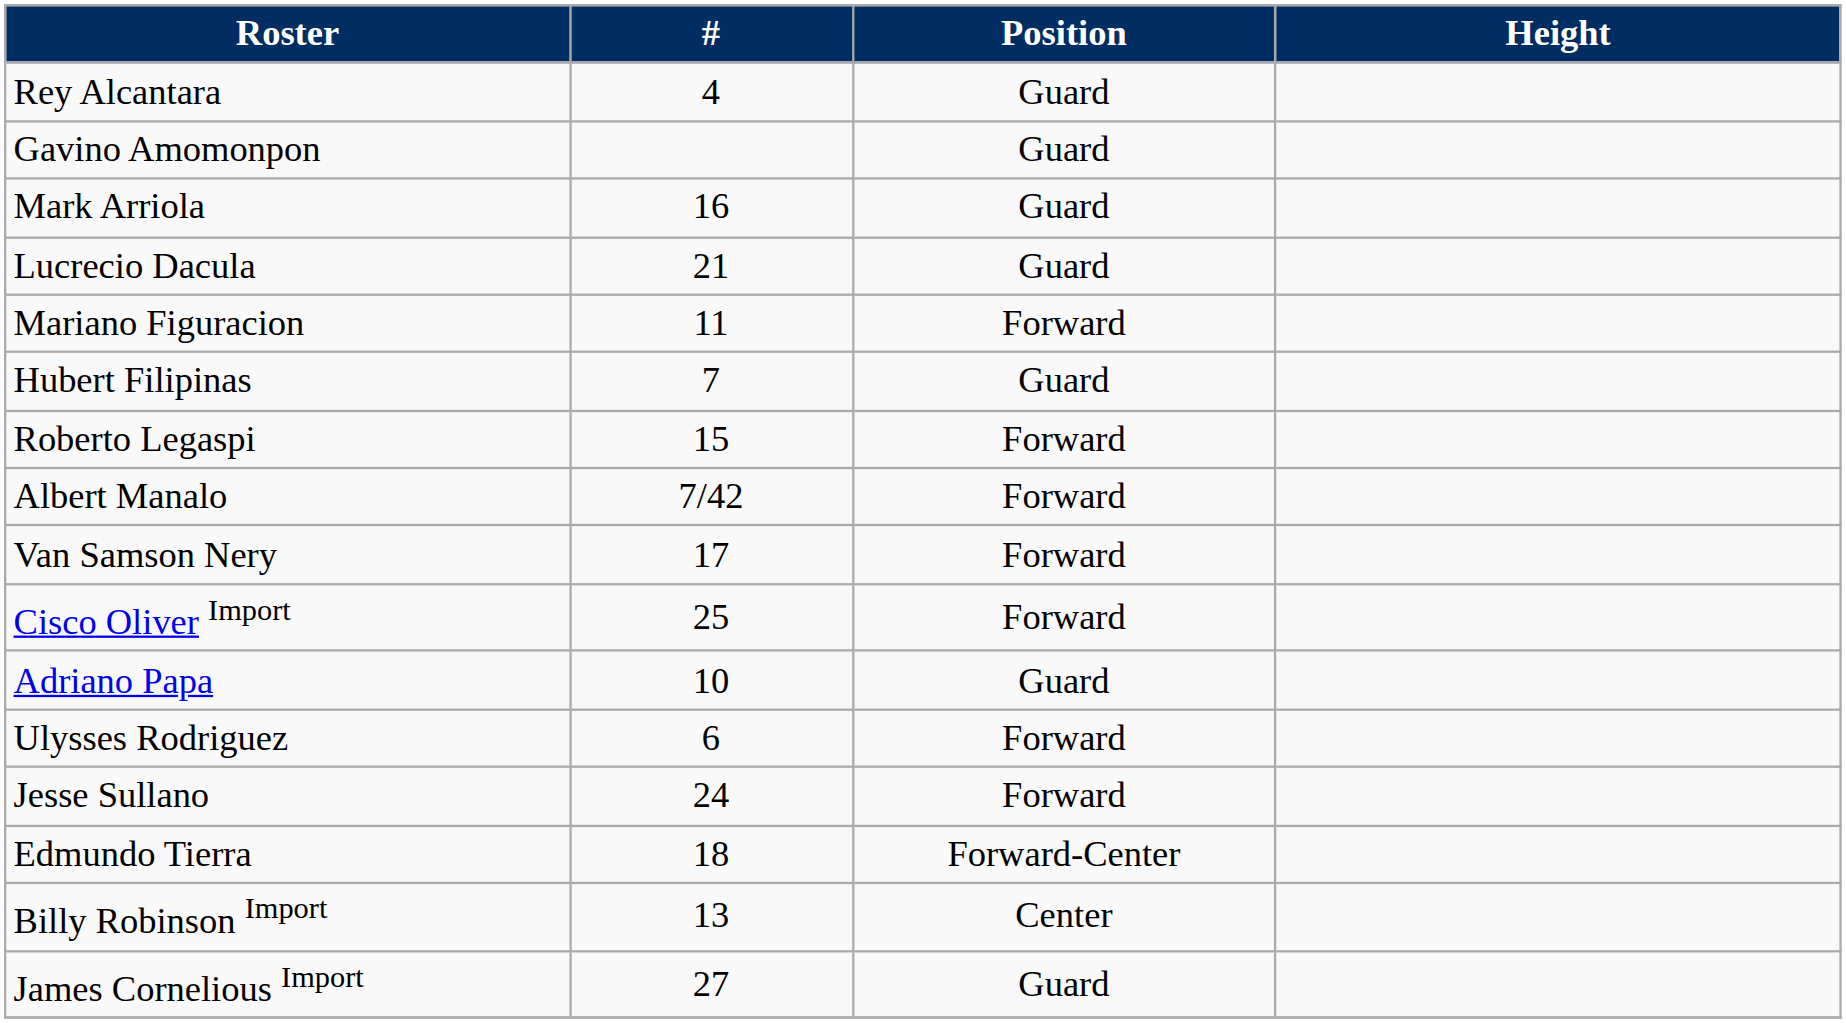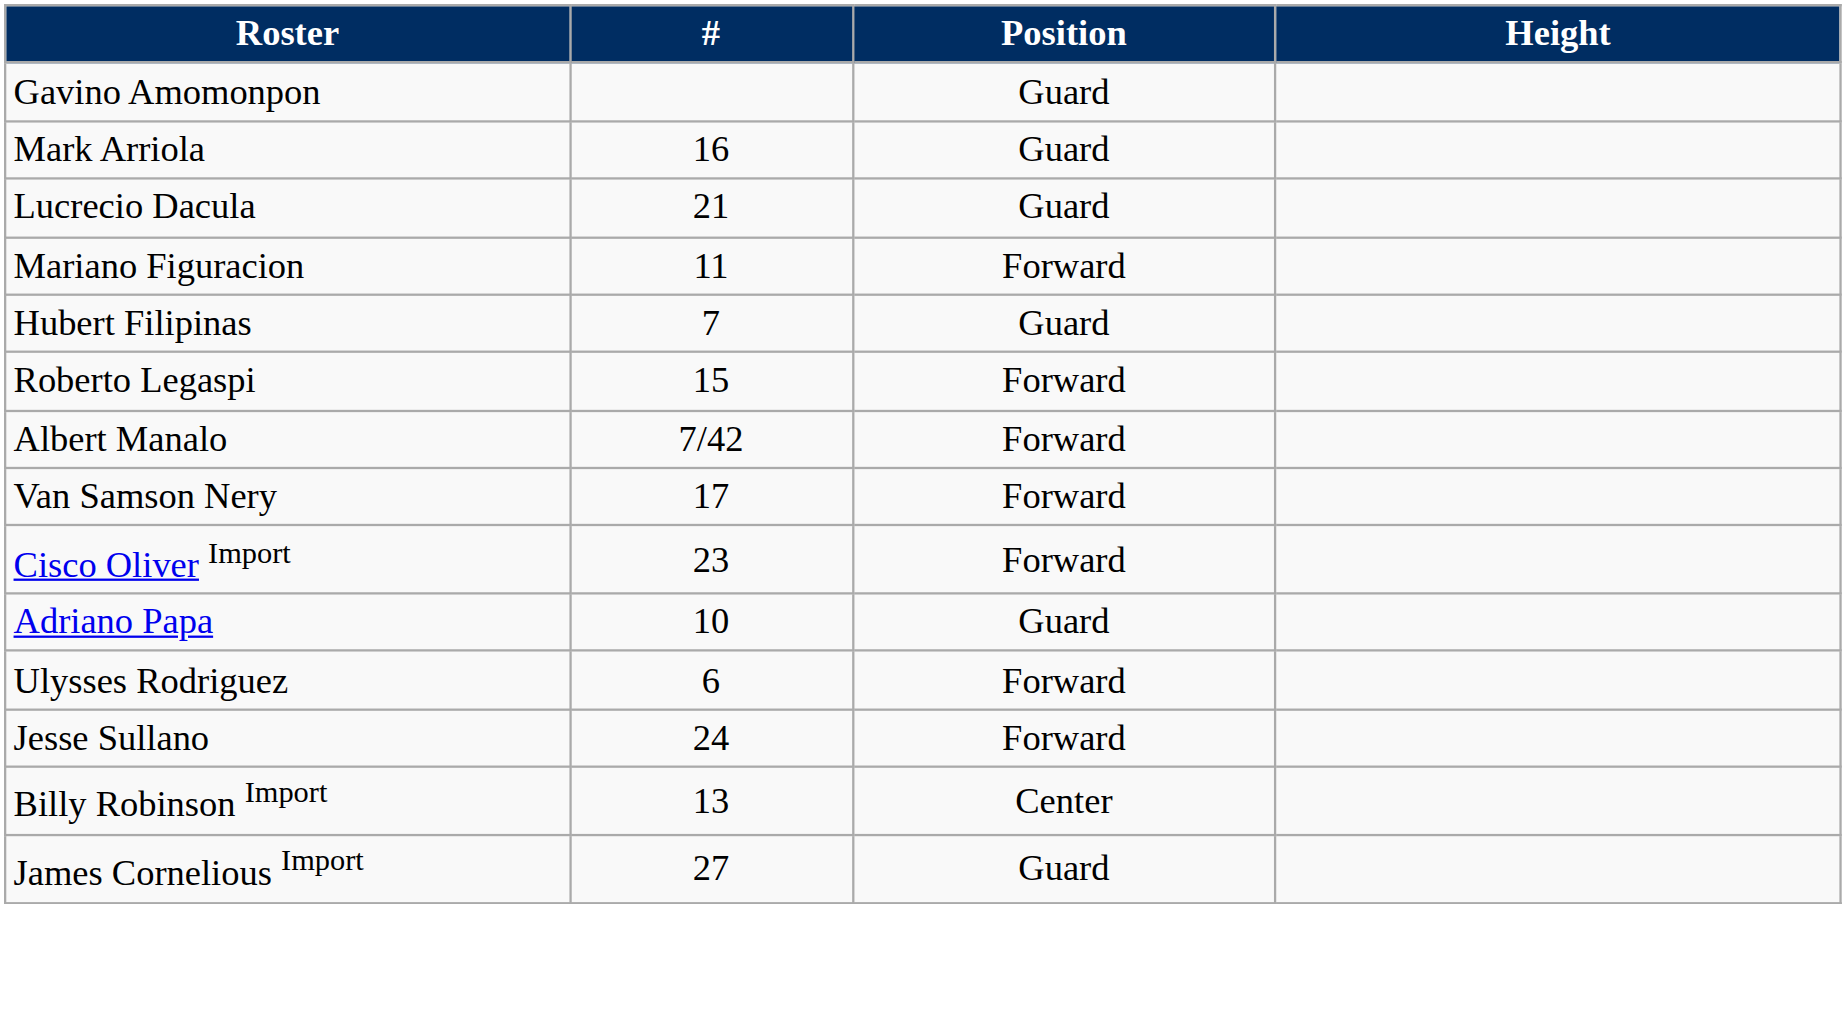- row: (117, 91)
(711, 616) 25 -> (711, 559) 23
- row: (133, 853)
